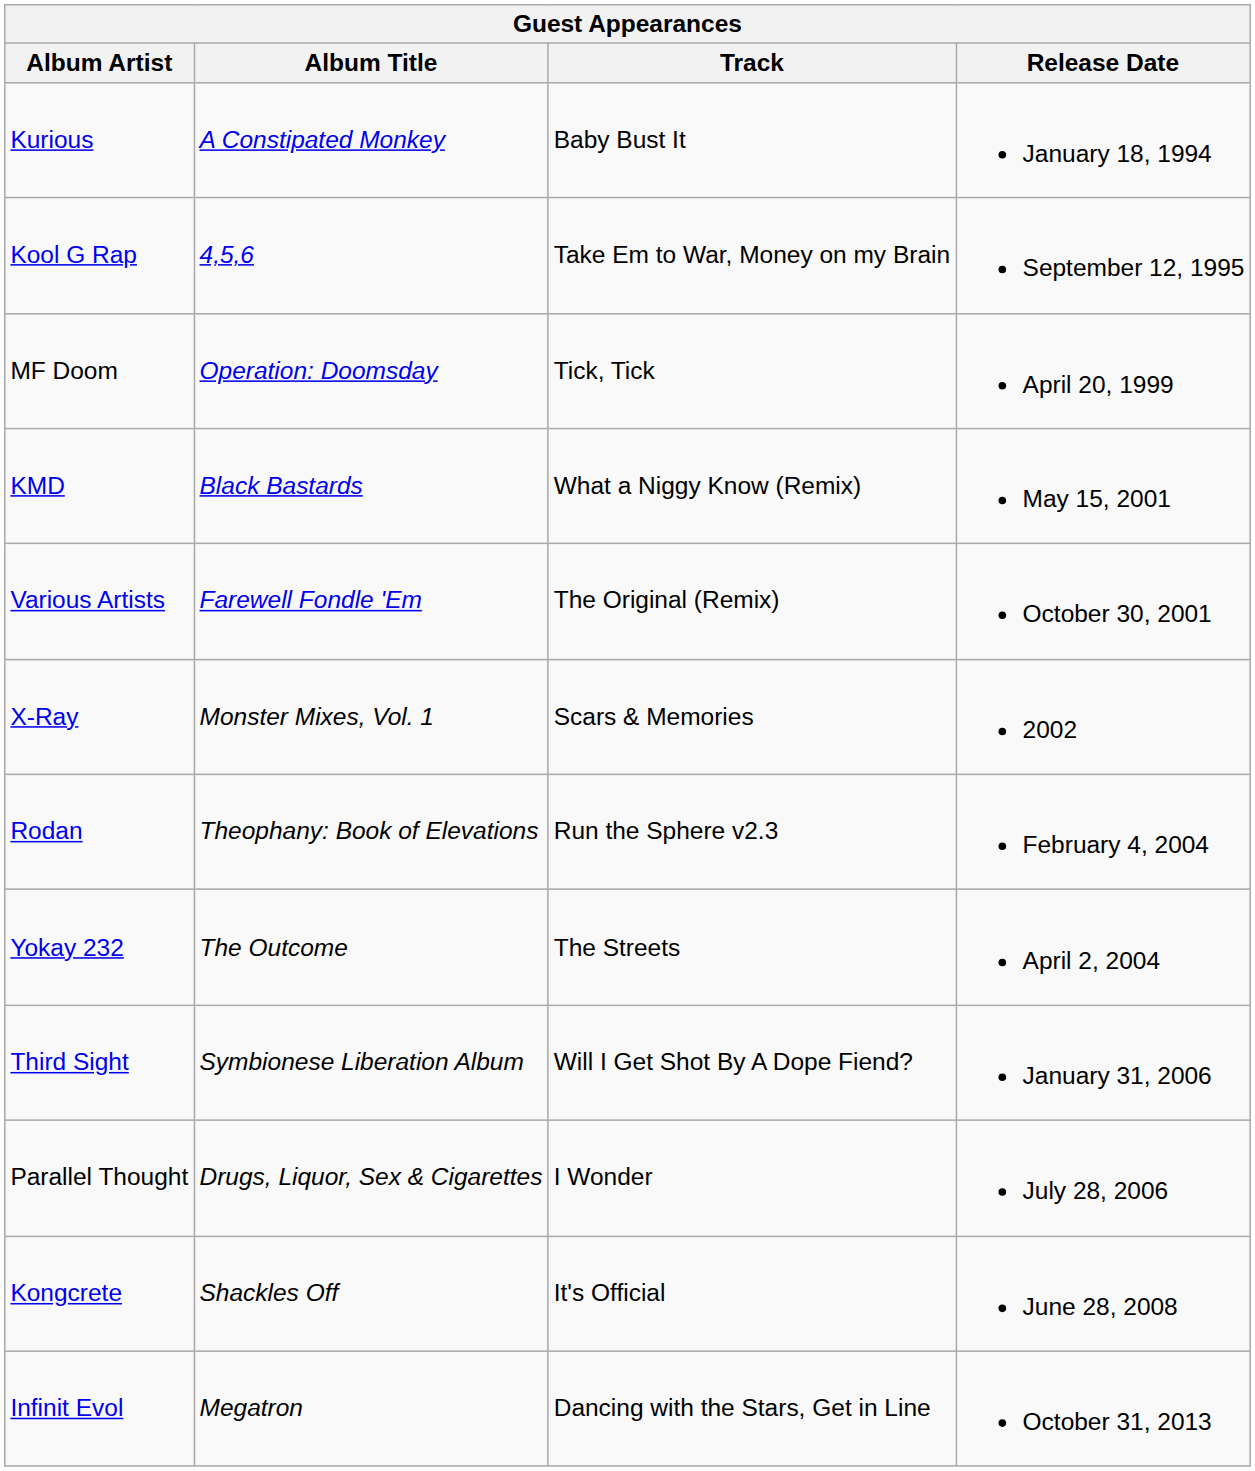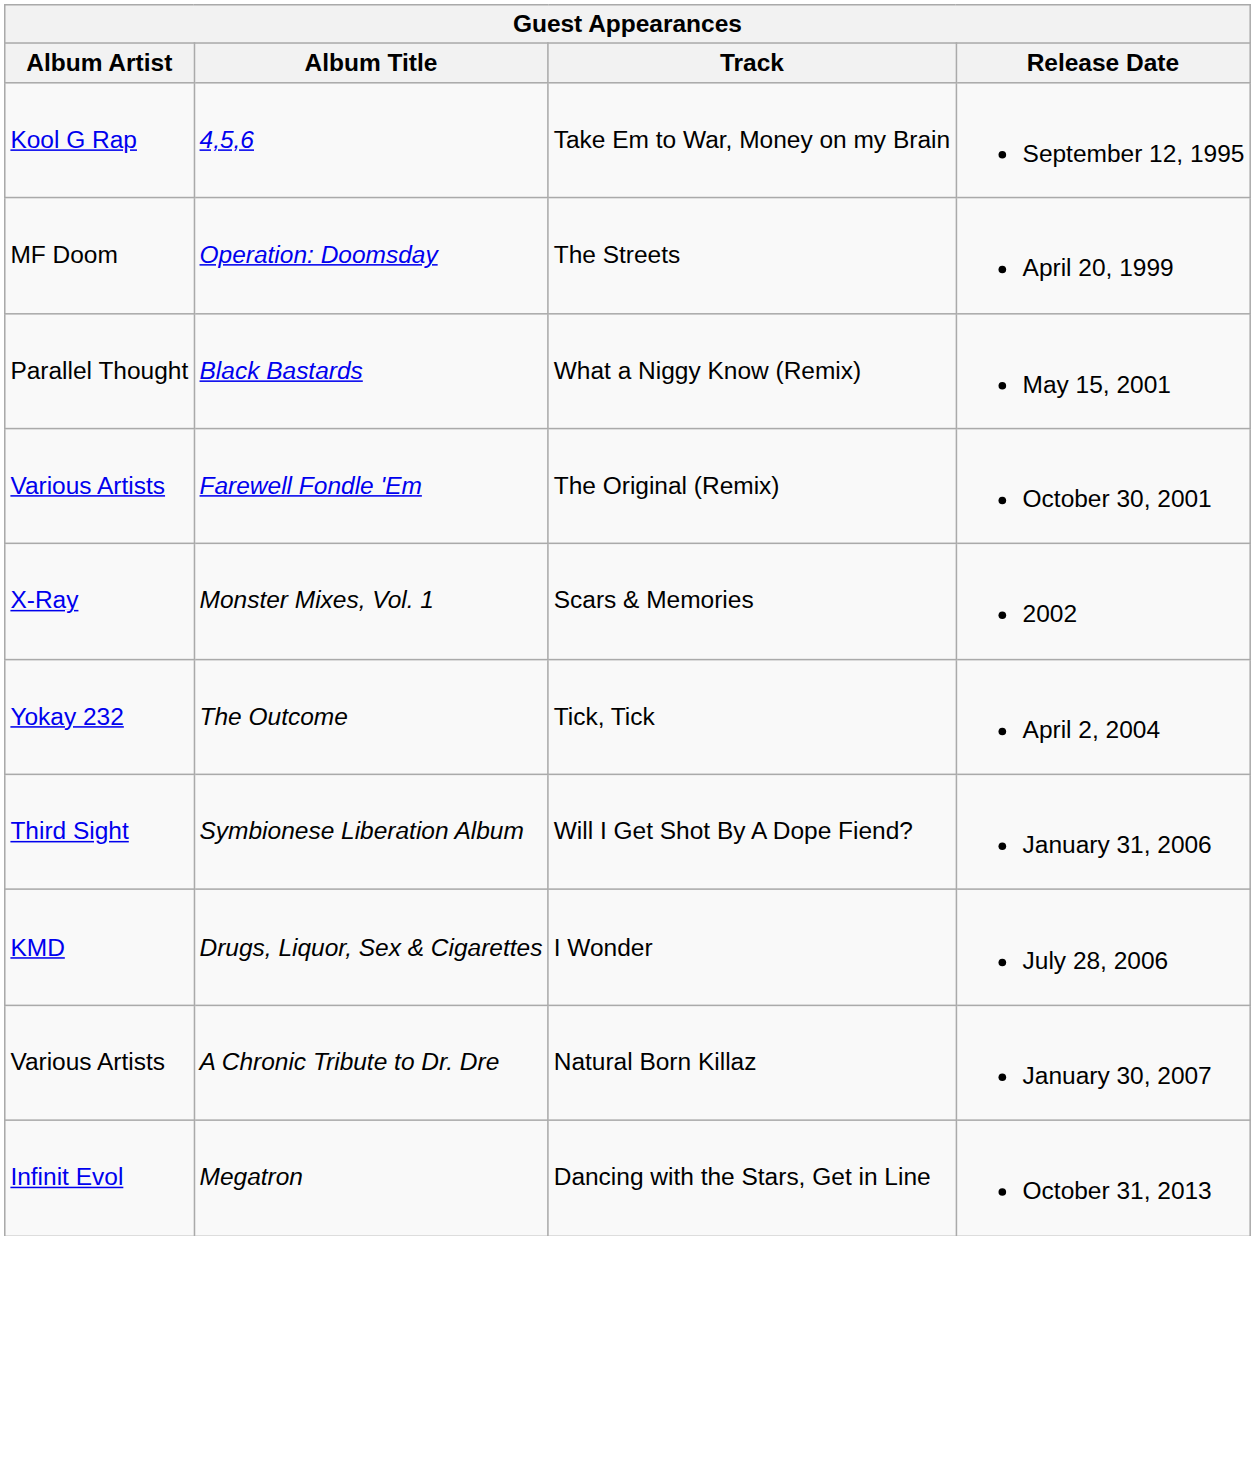- row: (322, 139)
(604, 370) Tick, Tick -> (617, 255) The Streets
(38, 485) KMD -> (99, 370) Parallel Thought
- row: (369, 831)
(617, 947) The Streets -> (604, 716) Tick, Tick
(99, 1177) Parallel Thought -> (38, 947) KMD
+ row: (349, 1062)
- row: (269, 1293)
